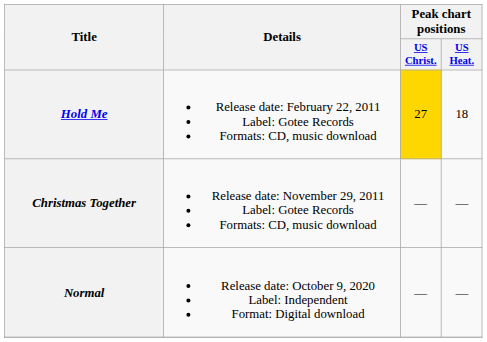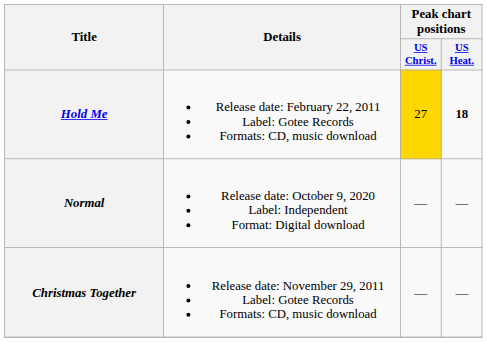(462, 114) normal -> (462, 114) bold
rows swapped: (84, 203) <-> (84, 292)
